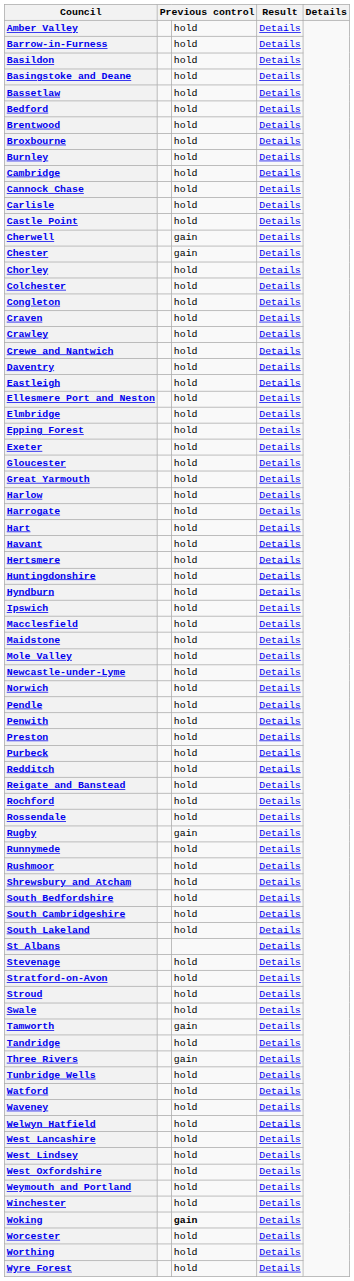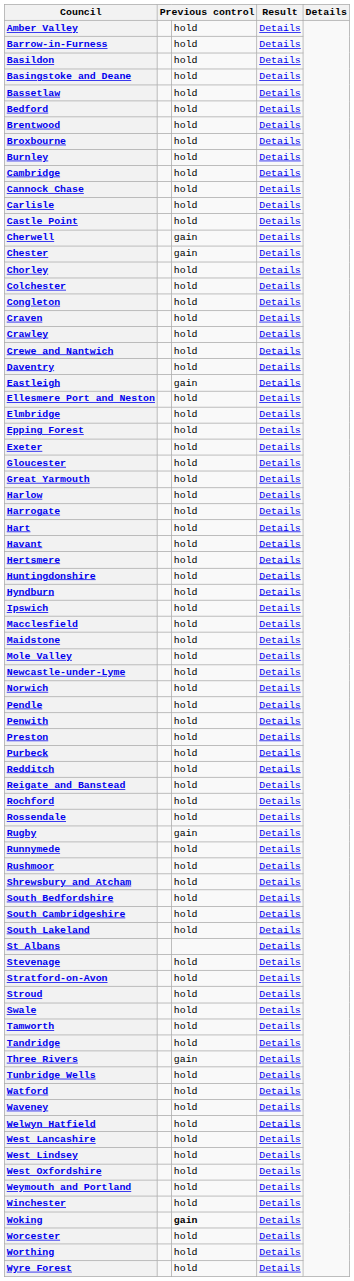(186, 383) hold -> (186, 383) gain
(186, 1027) gain -> (186, 1027) hold
